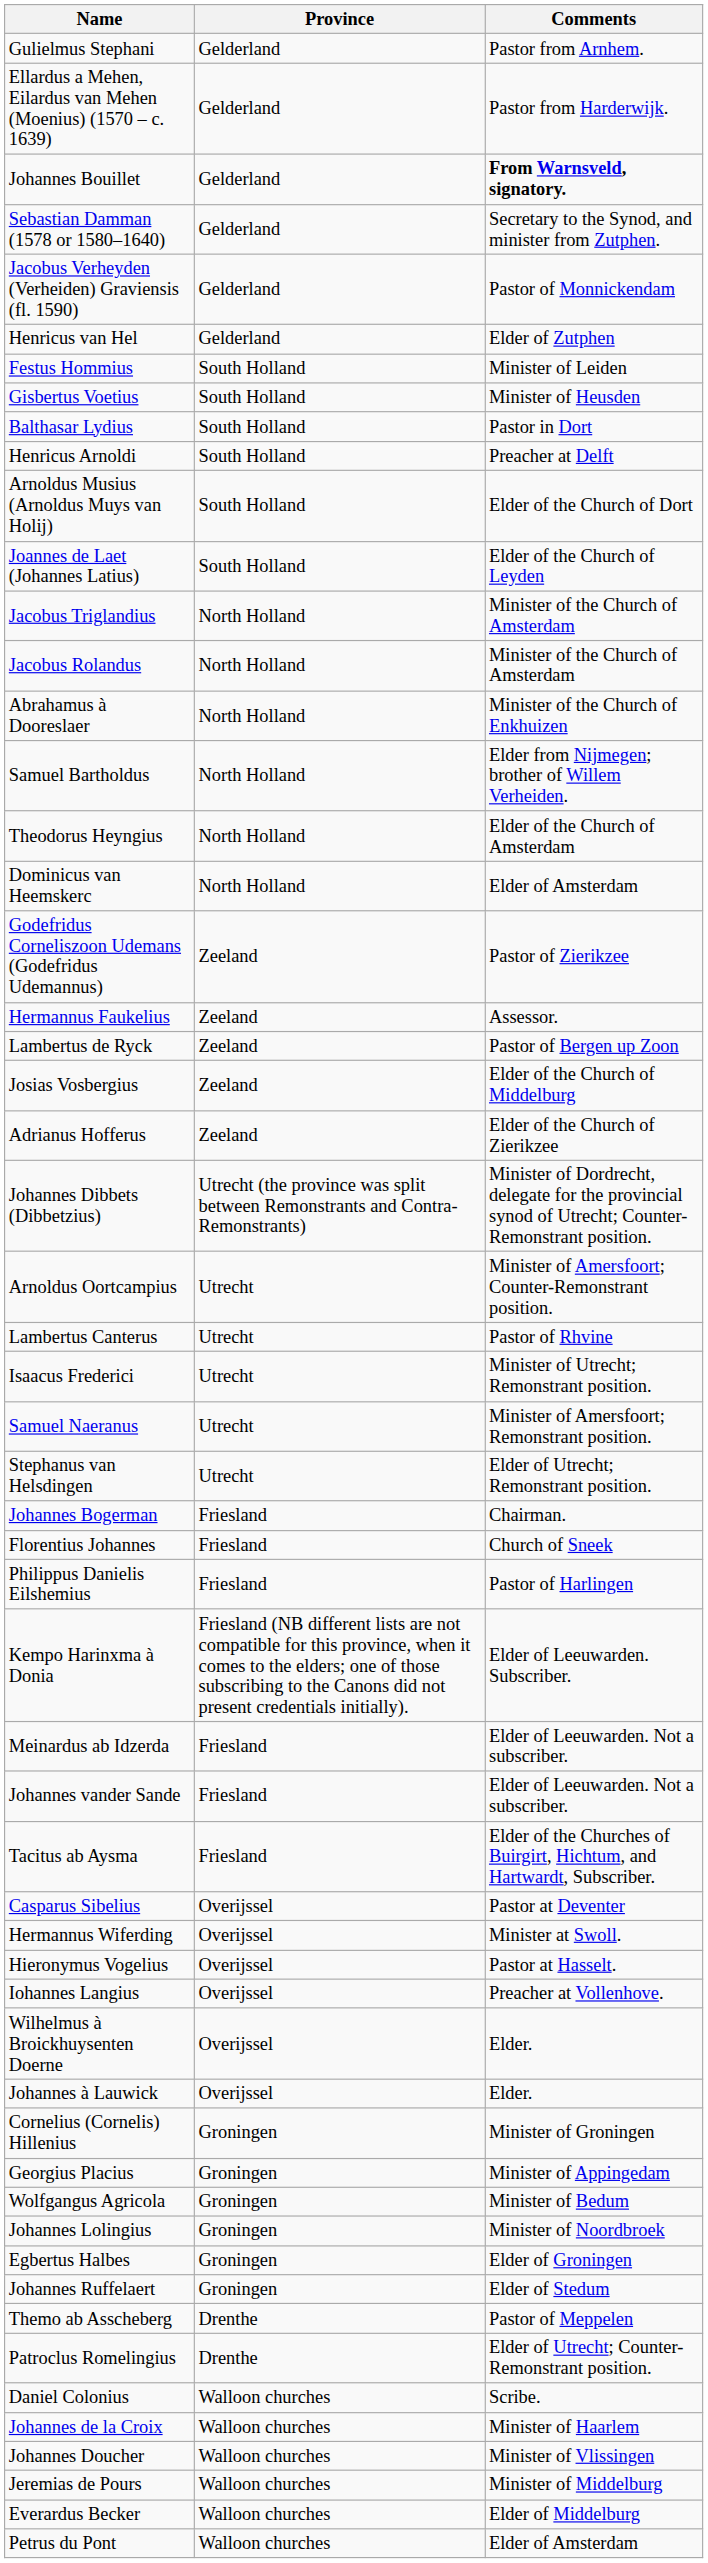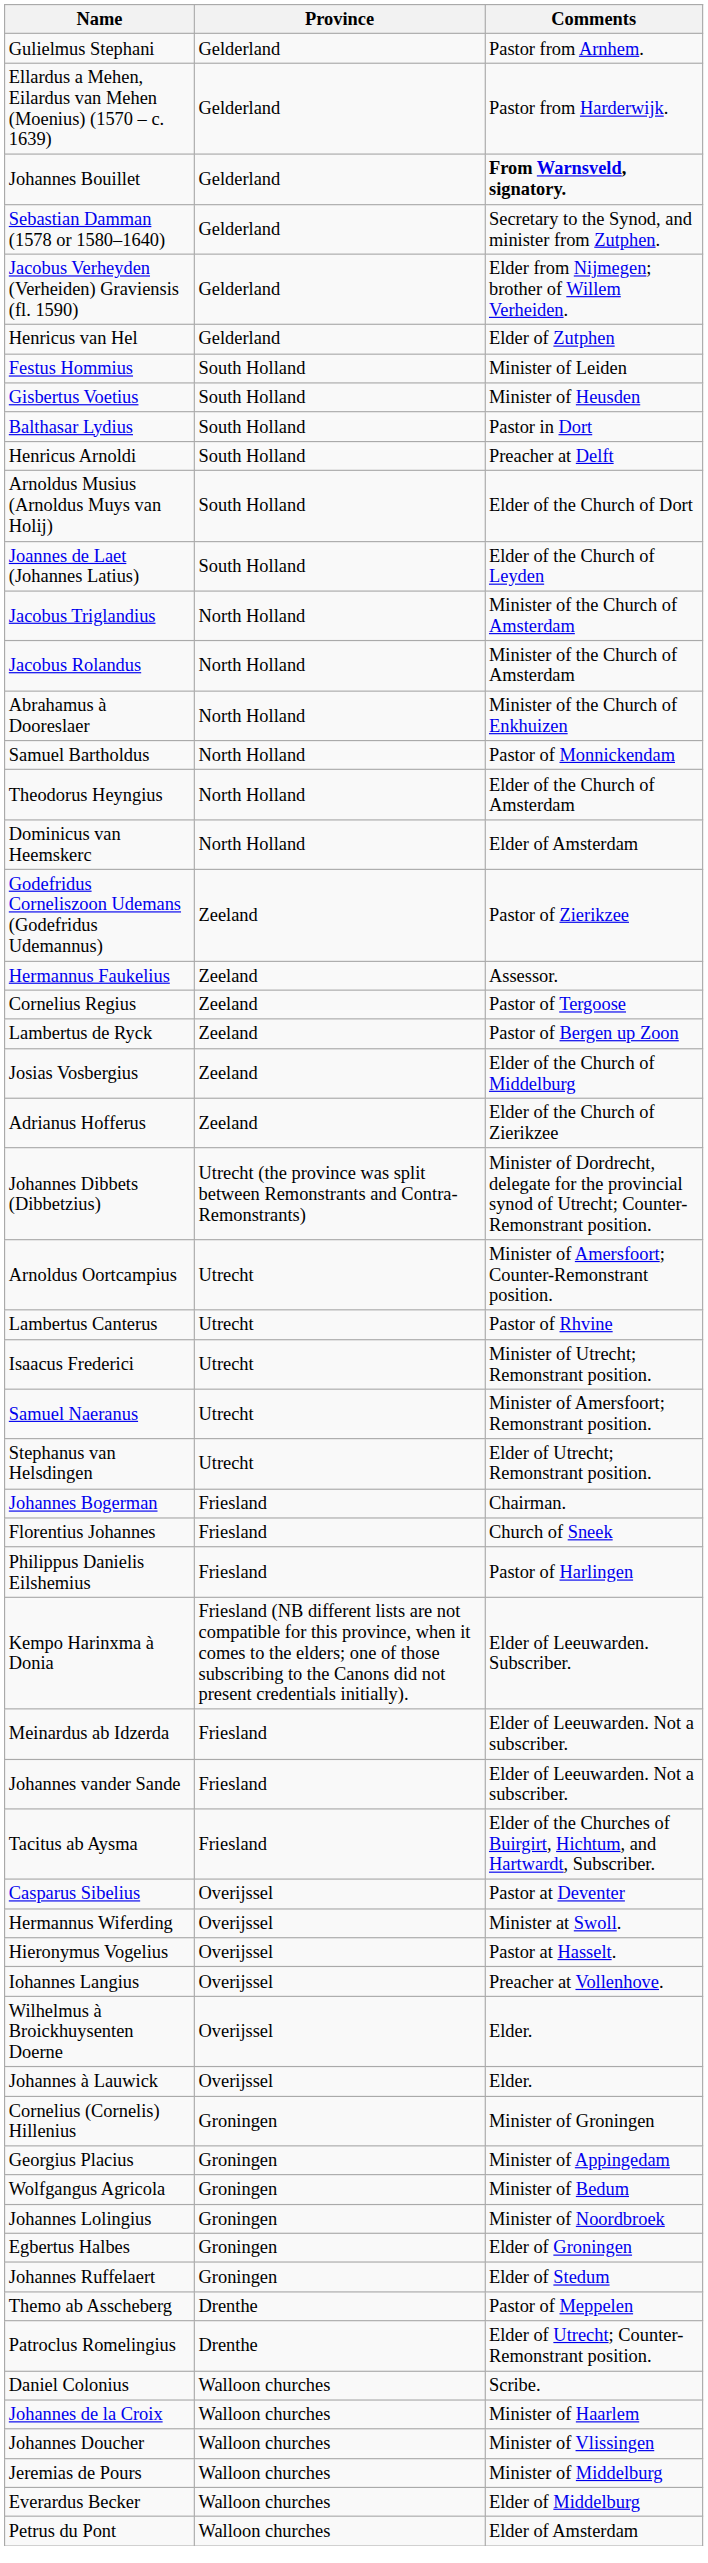(582, 289) Pastor of Monnickendam -> (570, 289) Elder from Nijmegen; brother of Willem Verheiden.
(570, 775) Elder from Nijmegen; brother of Willem Verheiden. -> (582, 755) Pastor of Monnickendam
+ row: (72, 1004)
